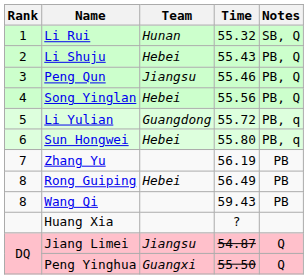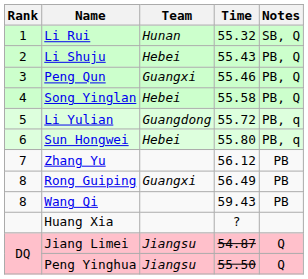(169, 77) Jiangsu -> (169, 77) Guangxi
(237, 98) 55.56 -> (237, 98) 55.58
(237, 160) 56.19 -> (237, 160) 56.12
(162, 181) Hebei -> (169, 181) Guangxi
(169, 264) Guangxi -> (169, 264) Jiangsu
